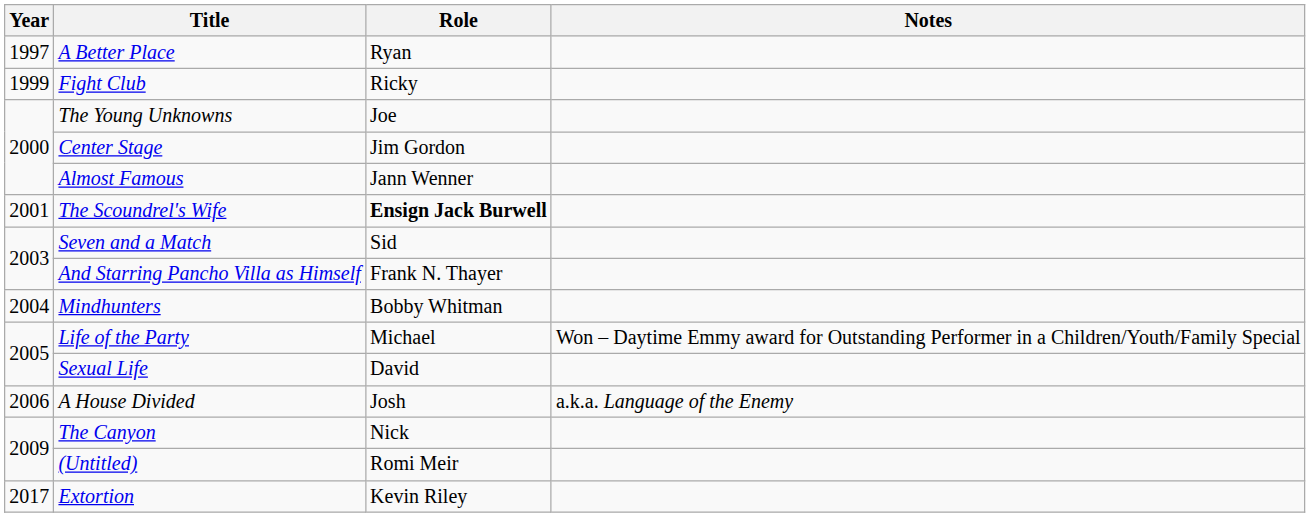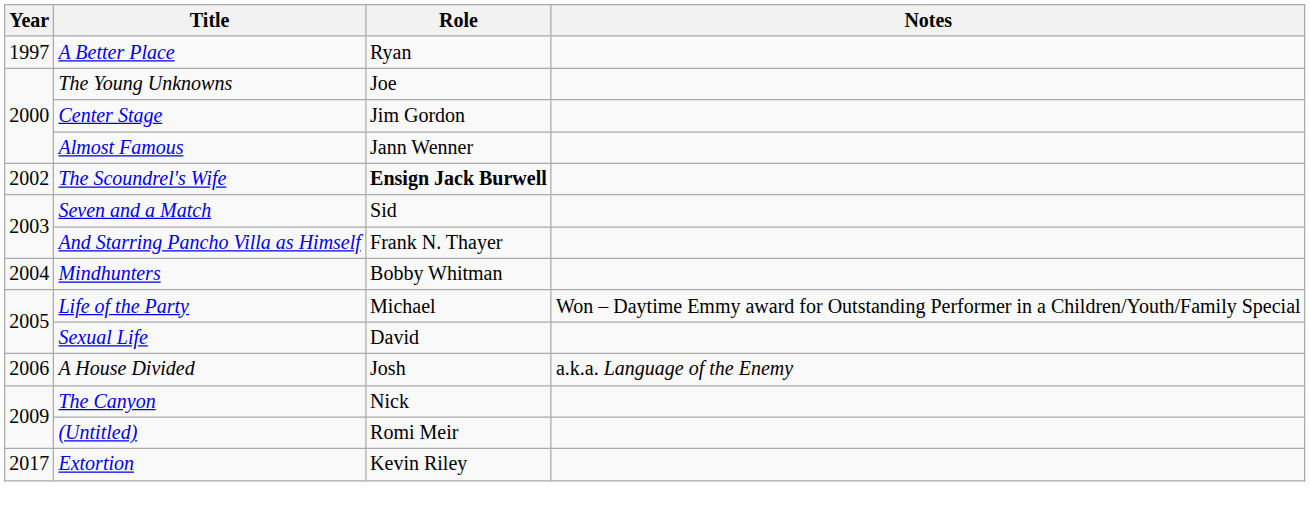- row: (102, 83)
(29, 210) 2001 -> (29, 178) 2002
